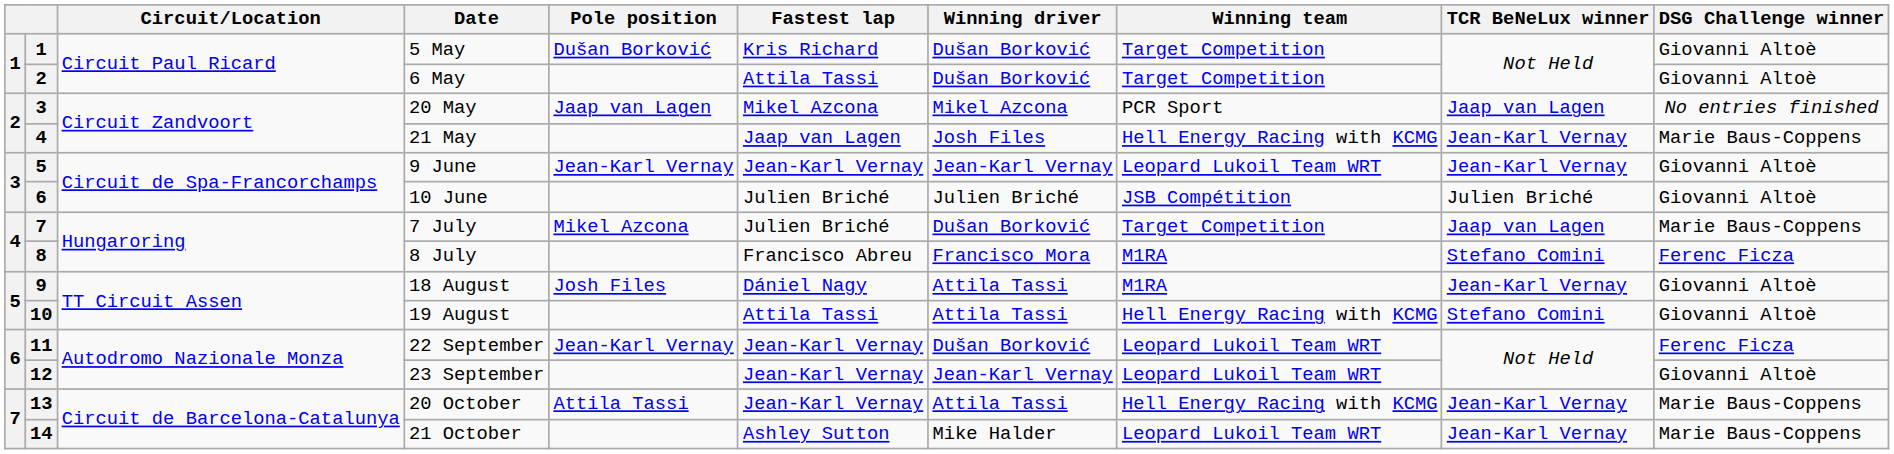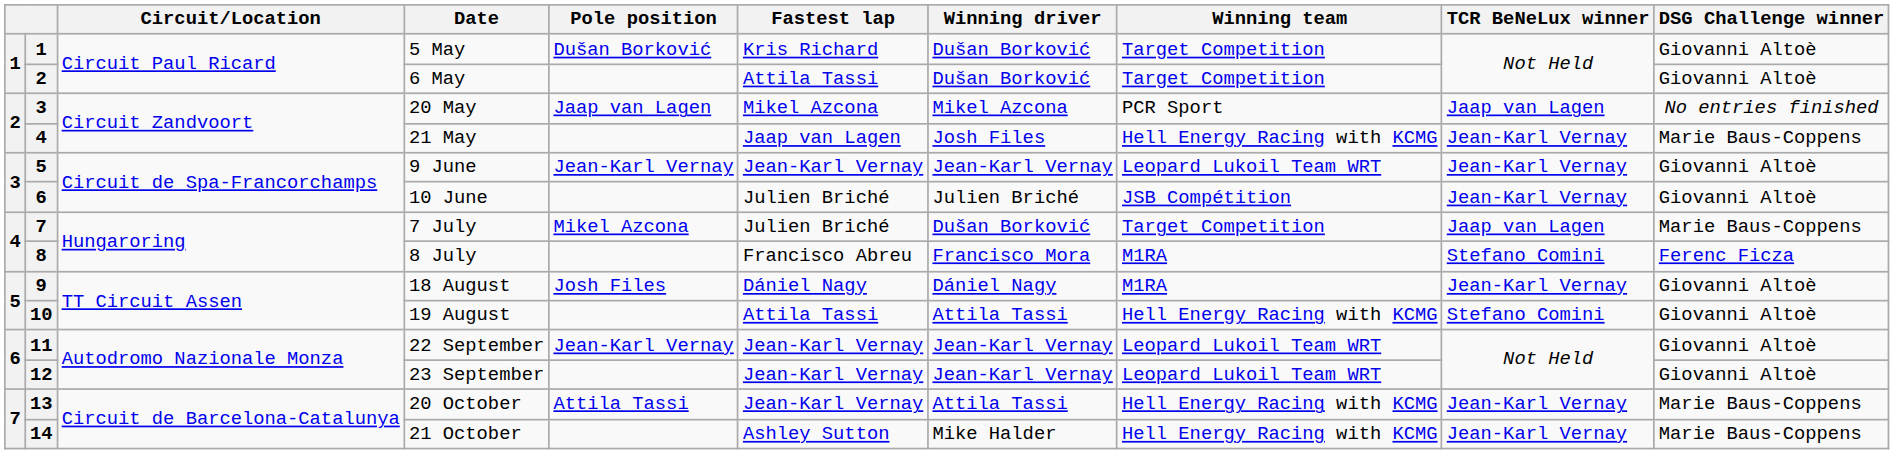(1520, 197) Julien Briché -> (1537, 197) Jean-Karl Vernay
(1000, 286) Attila Tassi -> (994, 286) Dániel Nagy
(1011, 345) Dušan Borković -> (1023, 345) Jean-Karl Vernay
(1726, 345) Ferenc Ficza -> (1738, 345) Giovanni Altoè
(1252, 434) Leopard Lukoil Team WRT -> (1280, 434) Hell Energy Racing with KCMG
